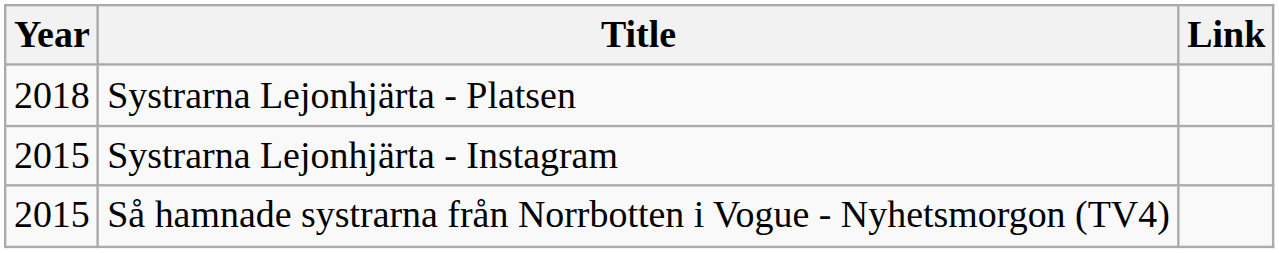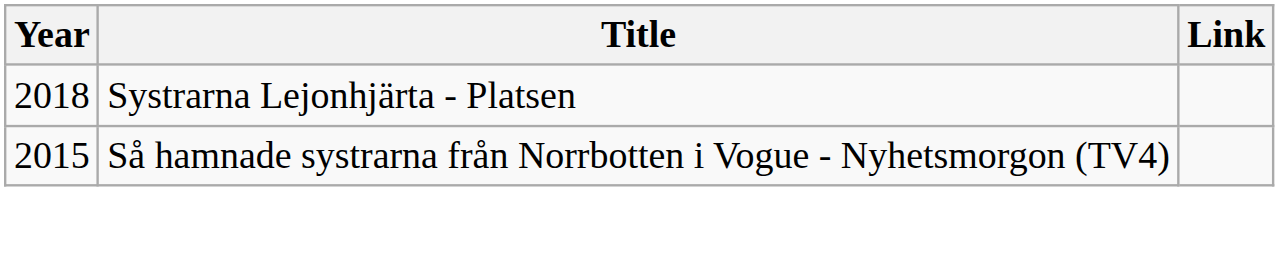- row: (363, 154)
